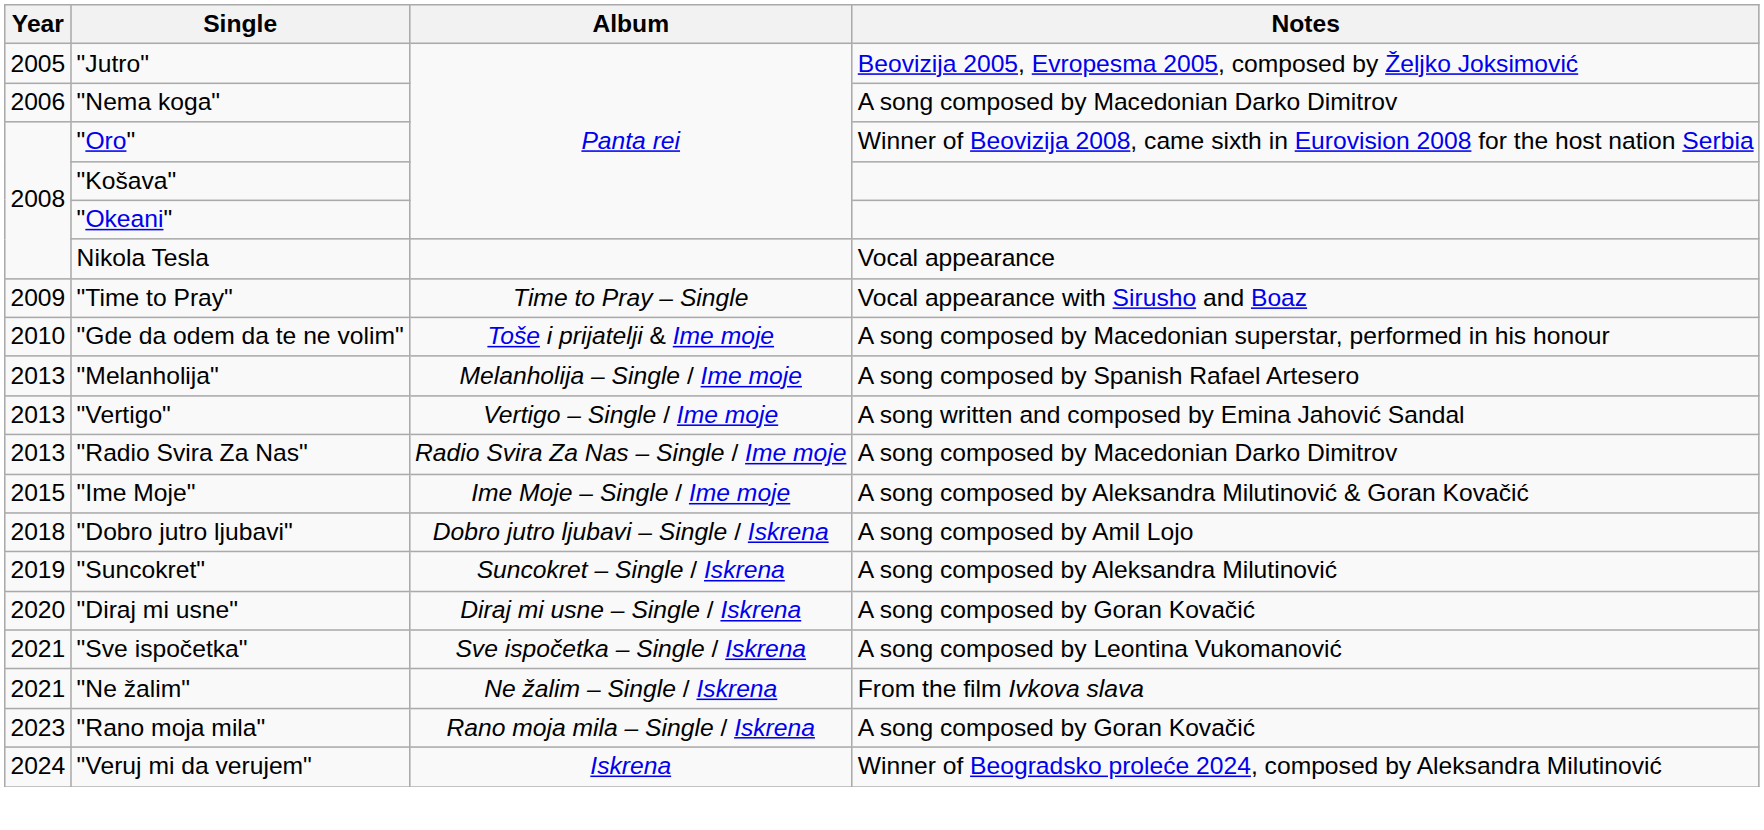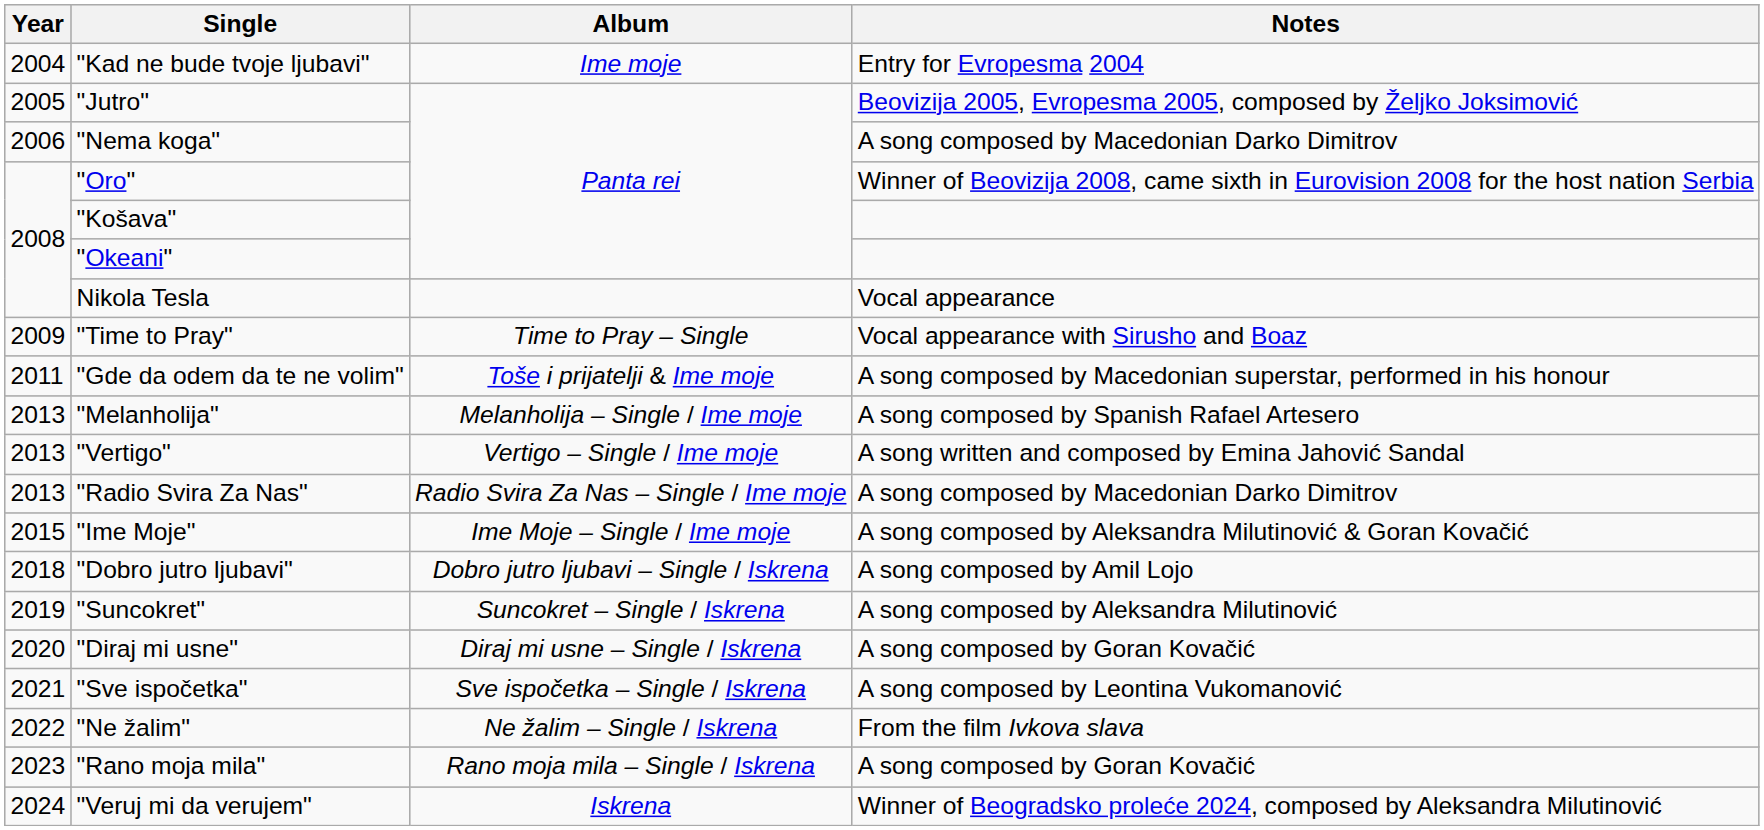+ row: (223, 63)
(38, 336) 2010 -> (37, 375) 2011
(38, 688) 2021 -> (38, 727) 2022
